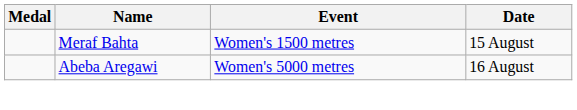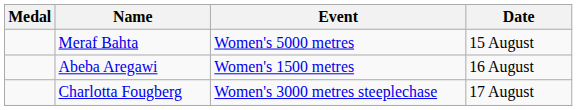(284, 42) Women's 1500 metres -> (284, 42) Women's 5000 metres
(284, 67) Women's 5000 metres -> (284, 67) Women's 1500 metres
+ row: (120, 92)
